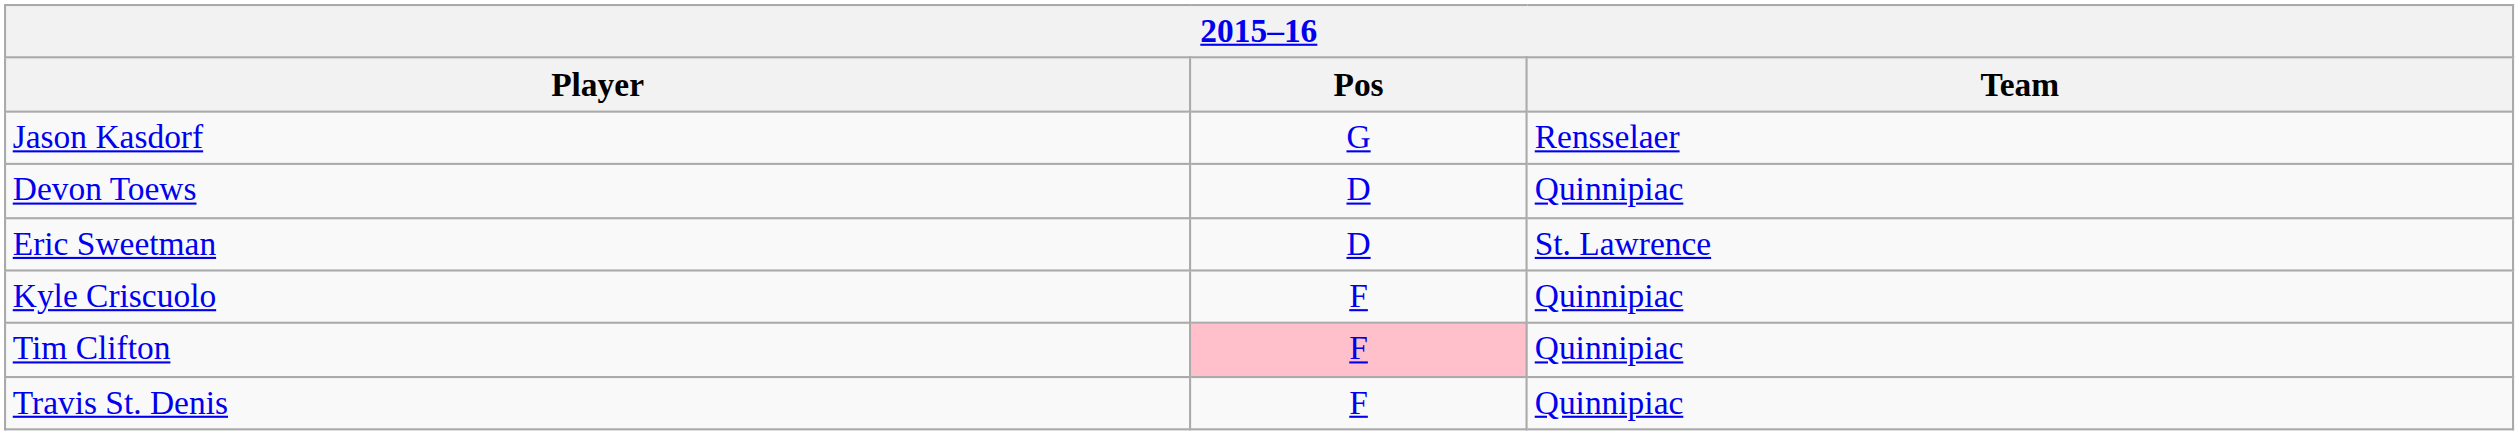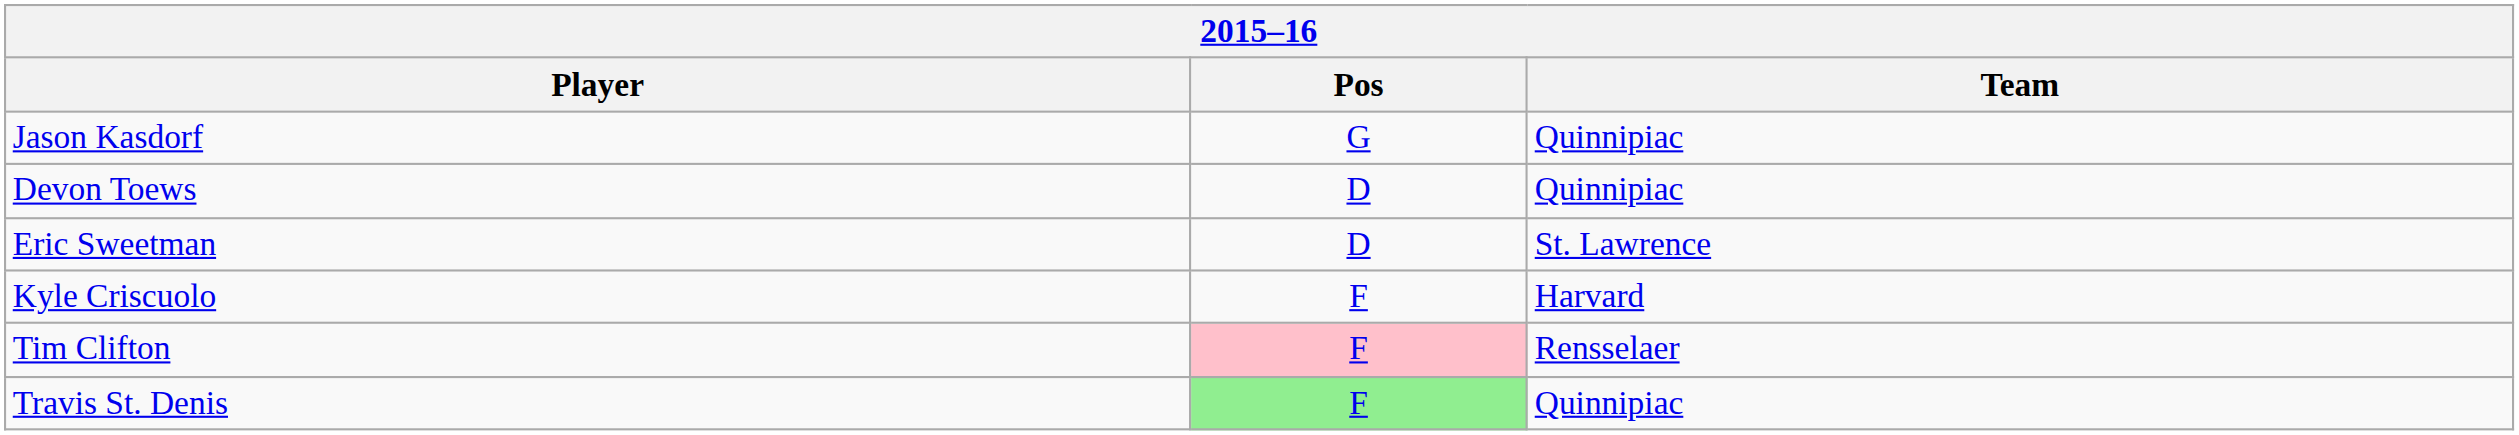(1607, 137) Rensselaer -> (1609, 137) Quinnipiac
(1609, 296) Quinnipiac -> (1590, 296) Harvard
(1609, 349) Quinnipiac -> (1607, 349) Rensselaer
(1359, 402) no background -> (1359, 402) lightgreen background
